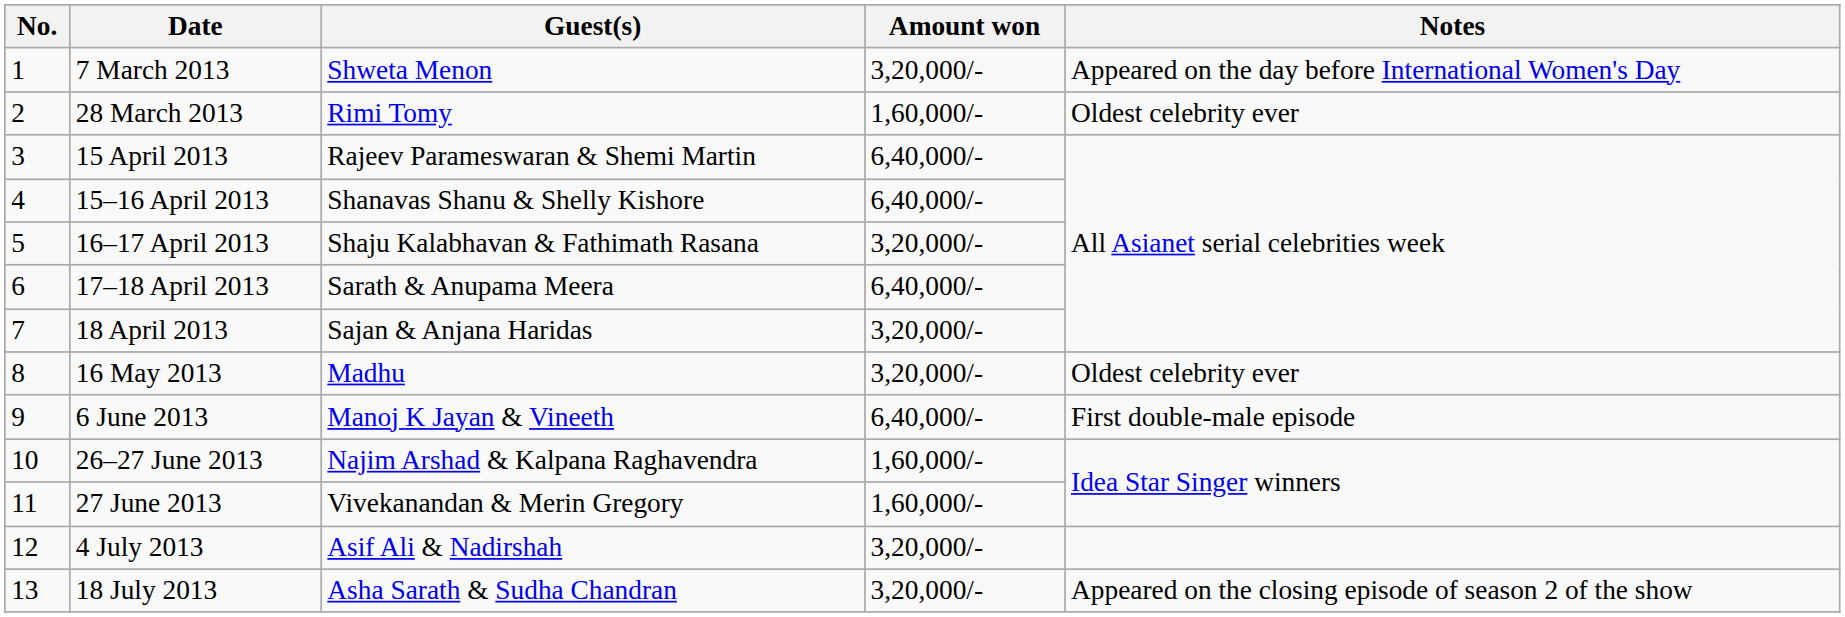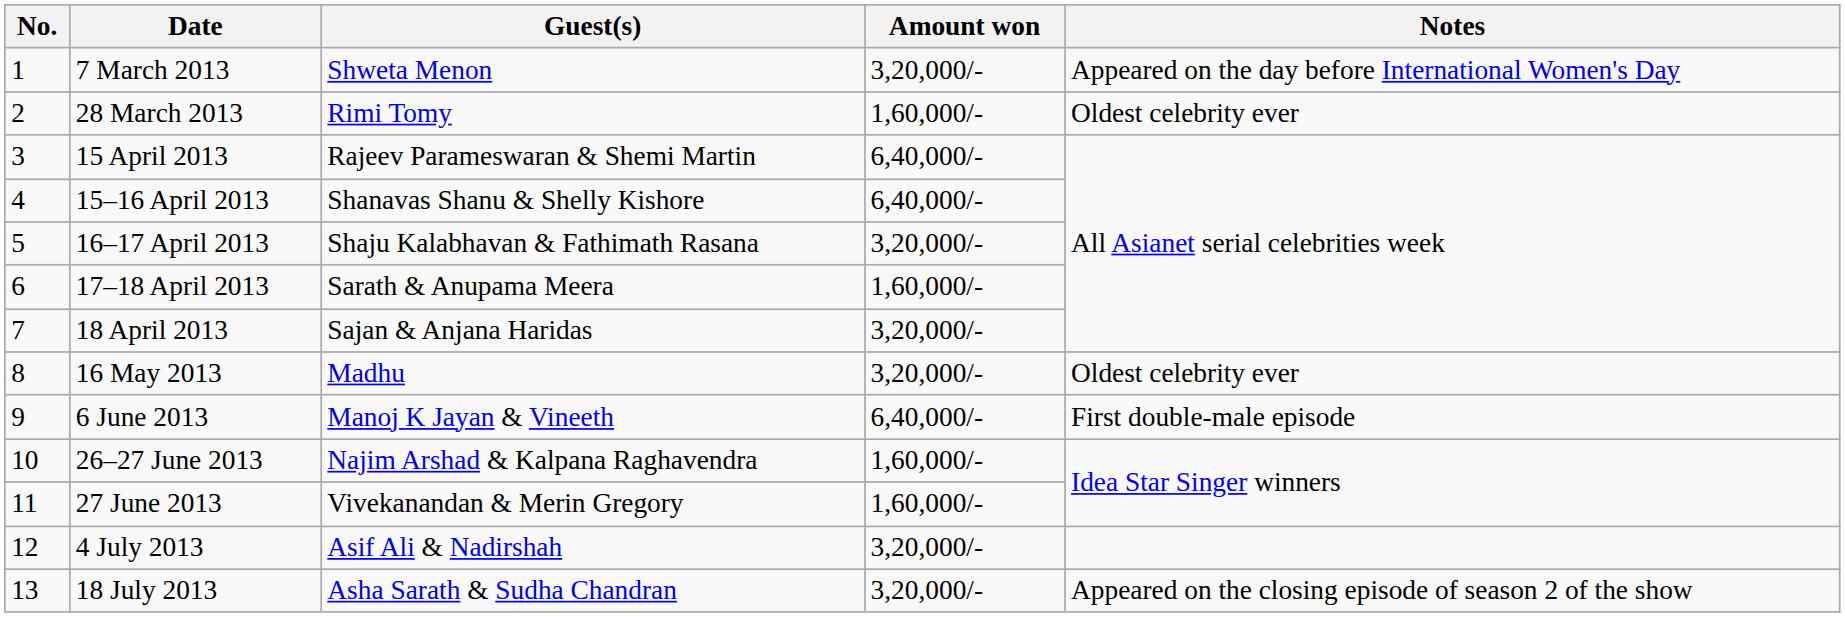(927, 286) 6,40,000/- -> (927, 286) 1,60,000/-
